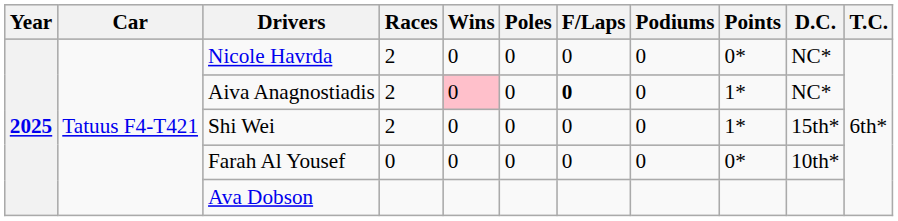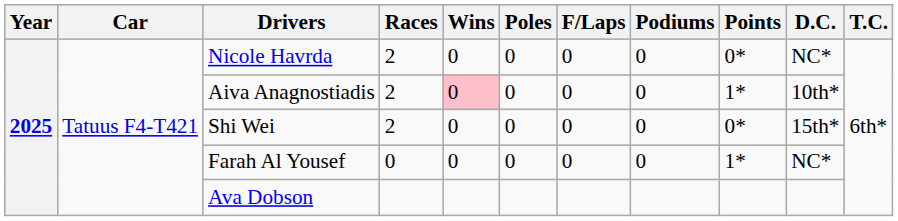(567, 91) bold -> (567, 91) normal
(811, 91) NC* -> (815, 91) 10th*
(735, 126) 1* -> (735, 126) 0*
(735, 161) 0* -> (735, 161) 1*
(815, 161) 10th* -> (811, 161) NC*
